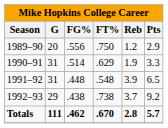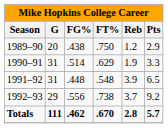(76, 46) .556 -> (76, 46) .438
(76, 97) .438 -> (76, 97) .556
